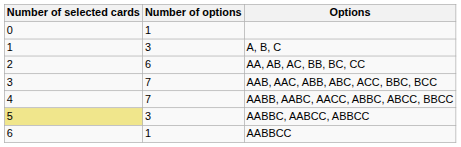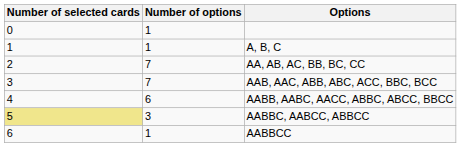(148, 47) 3 -> (148, 47) 1
(148, 64) 6 -> (148, 64) 7
(148, 99) 7 -> (148, 99) 6
